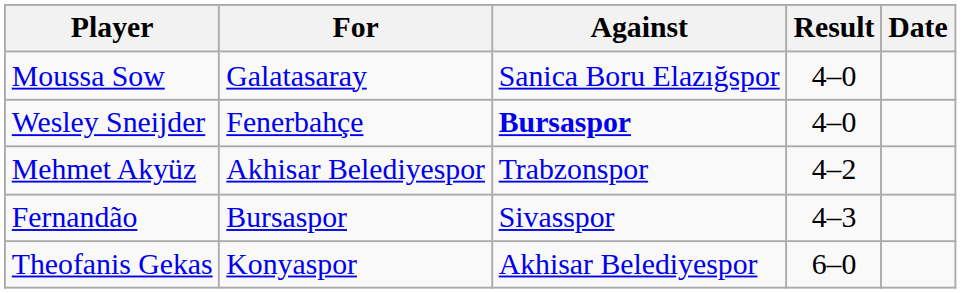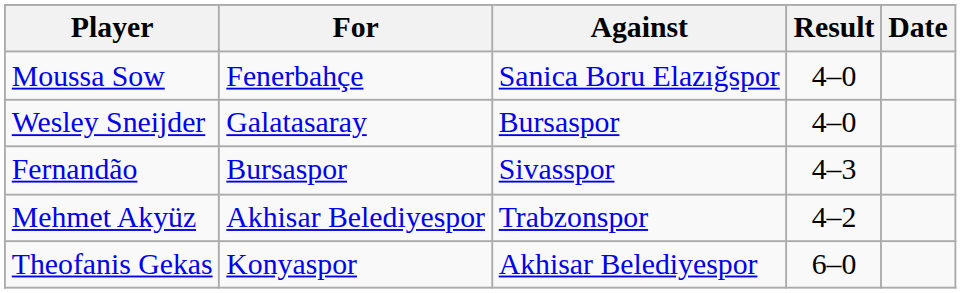(297, 75) Galatasaray -> (295, 75) Fenerbahçe
(295, 122) Fenerbahçe -> (297, 122) Galatasaray
(565, 122) bold -> (559, 122) normal
rows swapped: (104, 169) <-> (75, 216)
